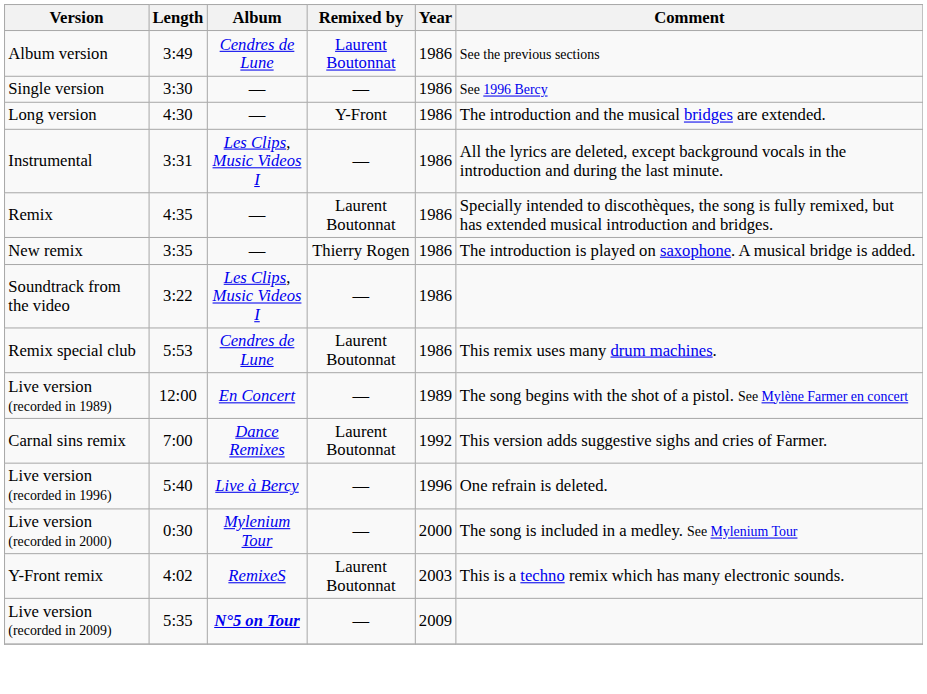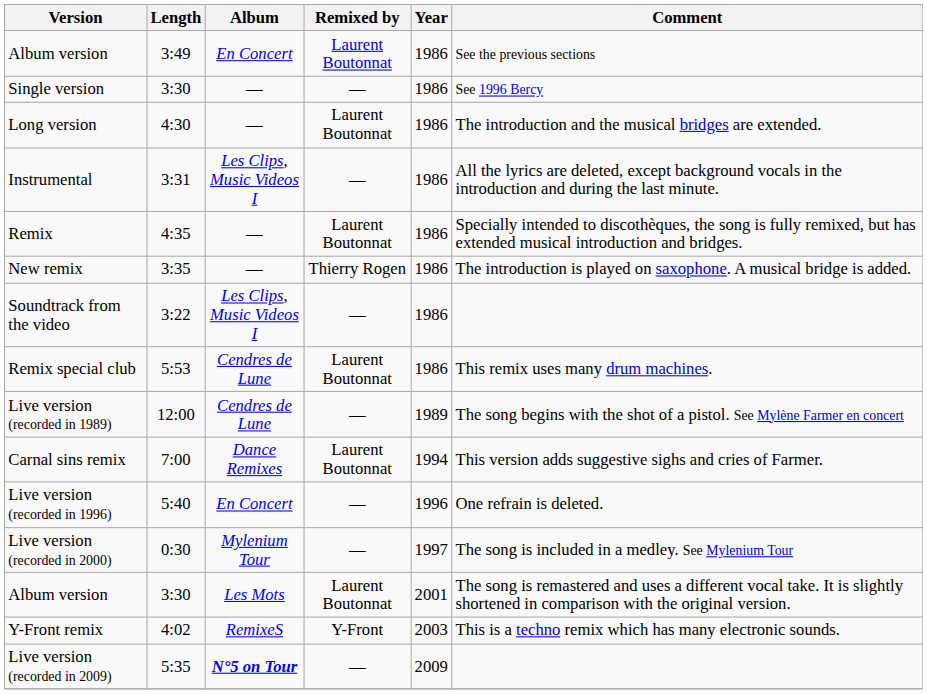(257, 53) Cendres de Lune -> (254, 53) En Concert
(361, 115) Y-Front -> (357, 124) Laurent Boutonnat
(257, 395) En Concert -> (254, 414) Cendres de Lune
(436, 440) 1992 -> (431, 459) 1994
(257, 485) Live à Bercy -> (254, 504) En Concert
(436, 530) 2000 -> (431, 549) 1997
+ row: (58, 594)
(361, 576) Laurent Boutonnat -> (357, 630) Y-Front
